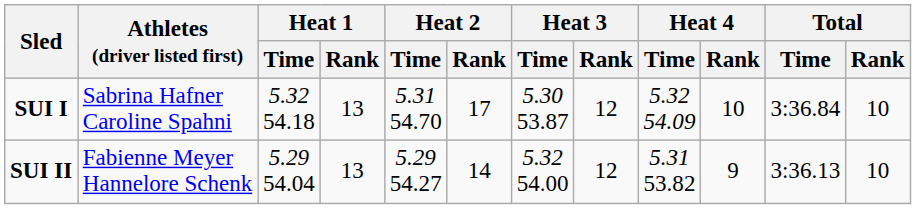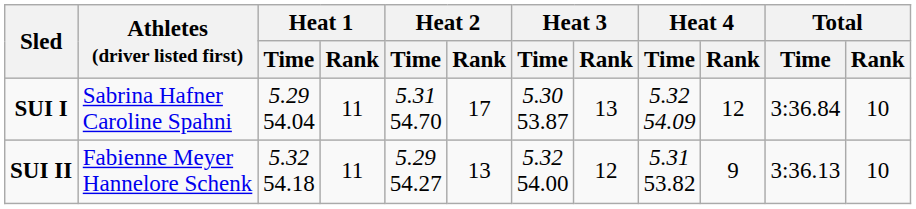(289, 108) 5.32 54.18 -> (289, 108) 5.29 54.04
(352, 108) 13 -> (352, 108) 11
(606, 108) 12 -> (606, 108) 13
(733, 108) 10 -> (733, 108) 12
(289, 171) 5.29 54.04 -> (289, 171) 5.32 54.18
(352, 171) 13 -> (352, 171) 11
(479, 171) 14 -> (479, 171) 13
